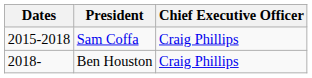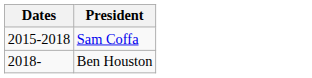- column: (231, 15)
